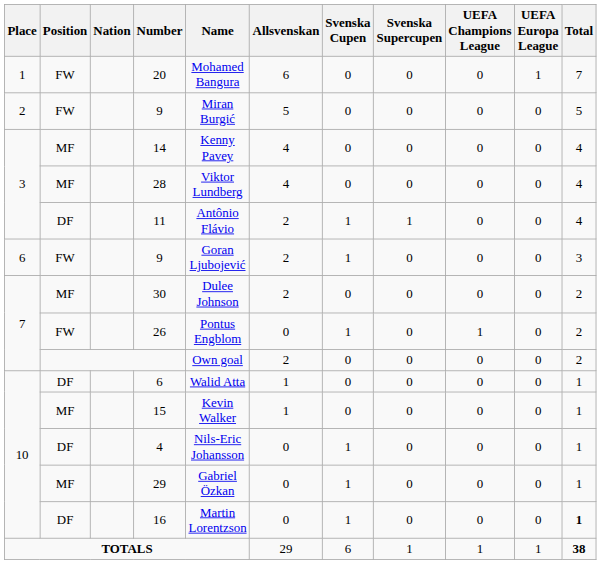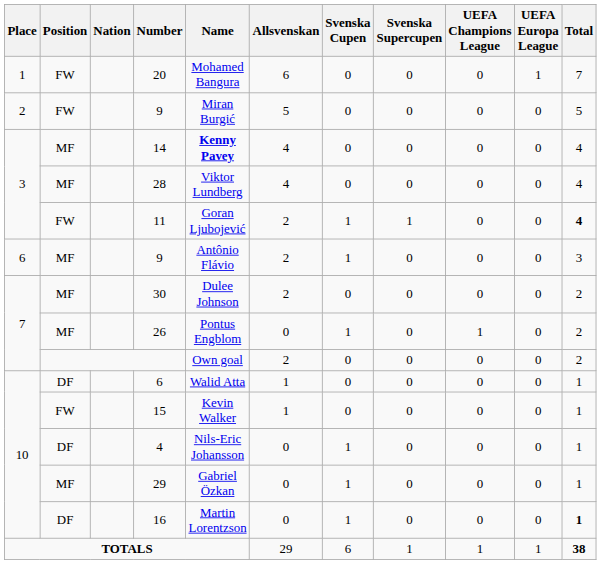(218, 148) normal -> (218, 148) bold
(65, 221) DF -> (65, 221) FW
(218, 221) Antônio Flávio -> (218, 221) Goran Ljubojević
(579, 221) normal -> (579, 221) bold
(65, 257) FW -> (65, 257) MF
(218, 257) Goran Ljubojević -> (218, 257) Antônio Flávio
(65, 331) FW -> (65, 331) MF
(65, 410) MF -> (65, 410) FW
